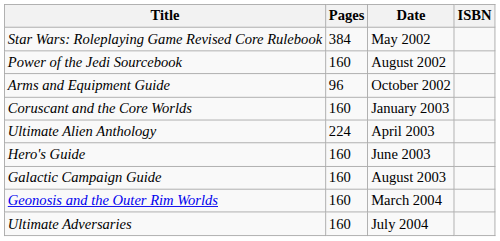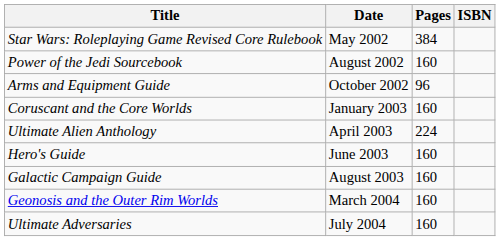columns swapped: (411, 16) <-> (347, 16)
